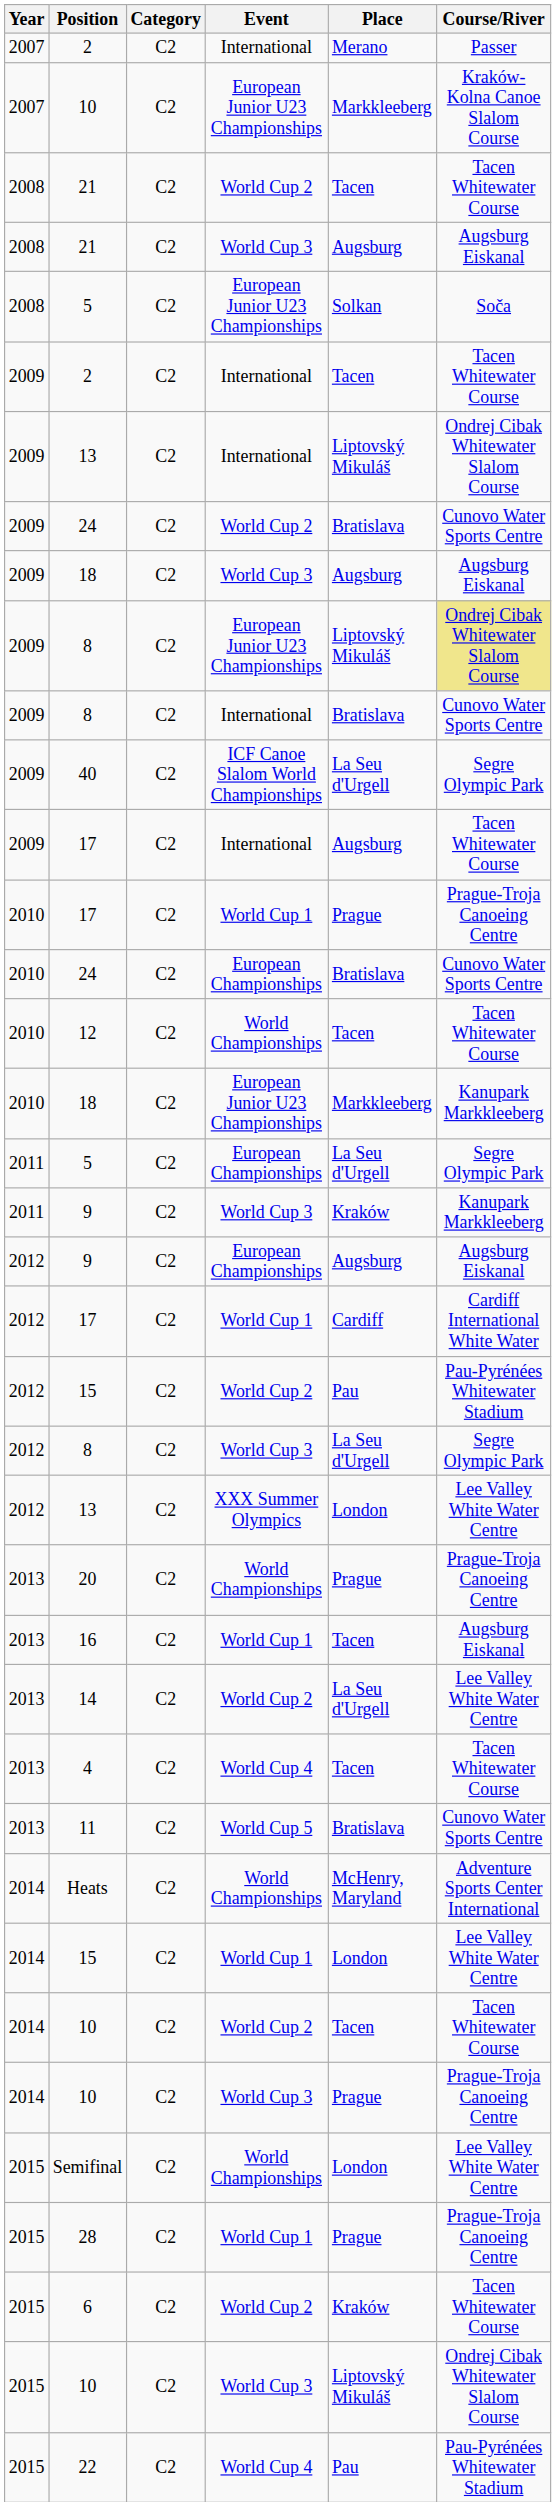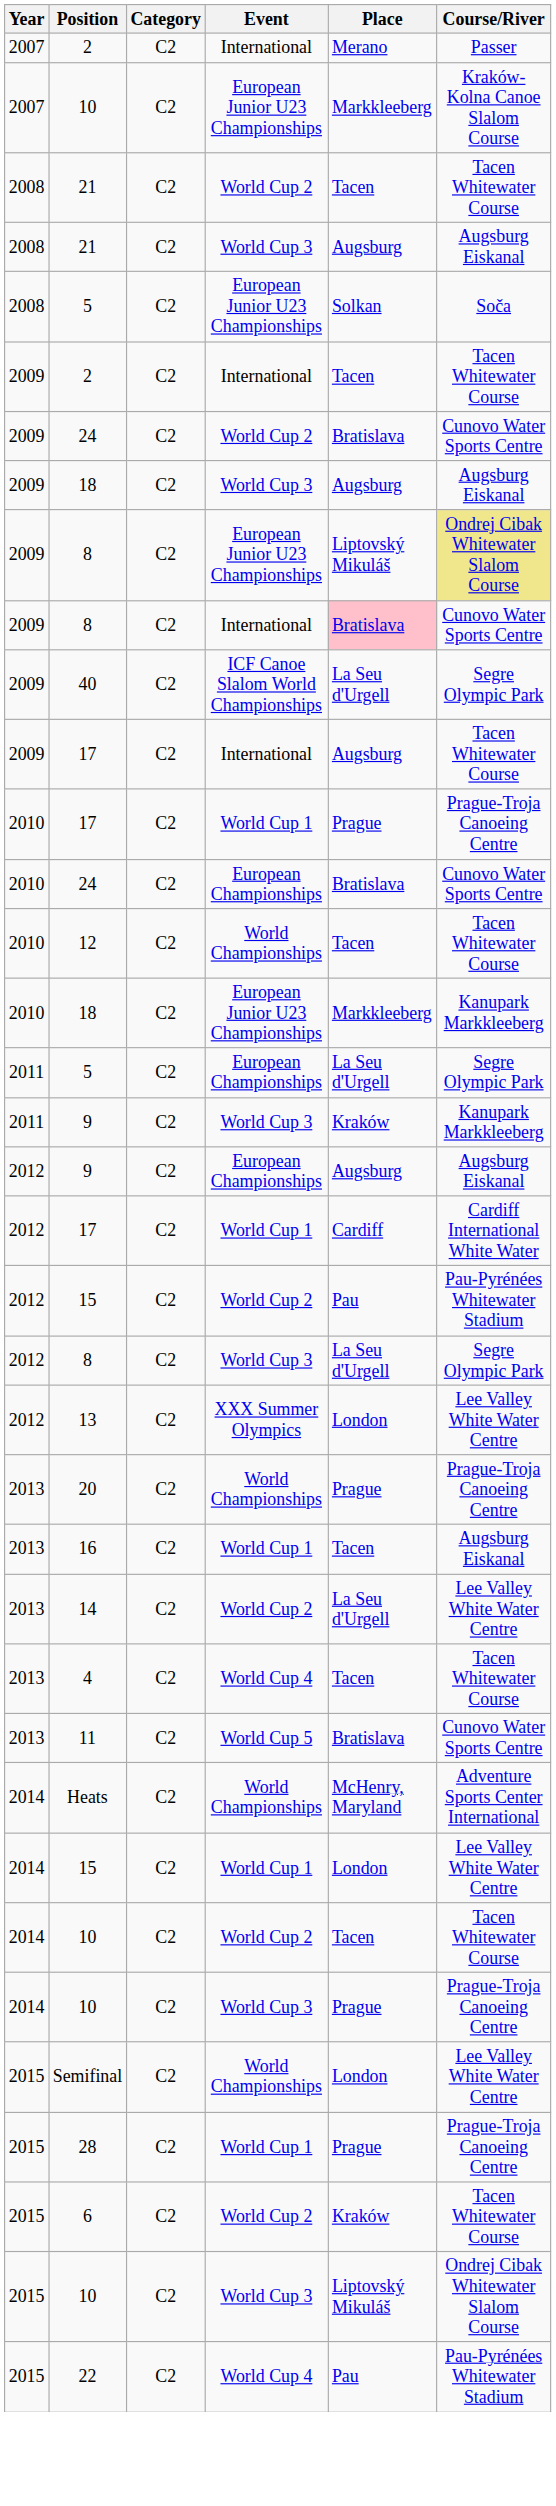- row: (87, 456)
(368, 714) no background -> (368, 624) pink background
